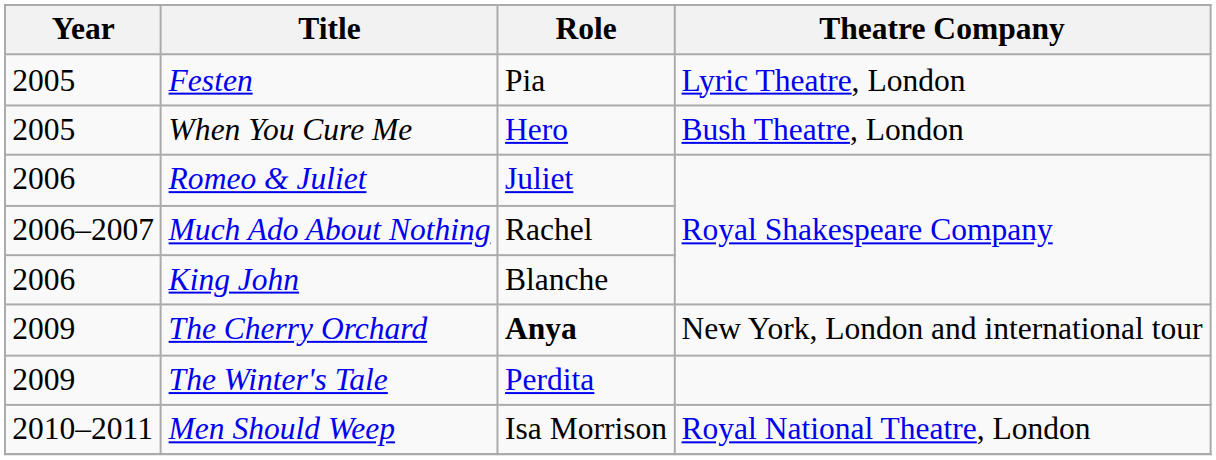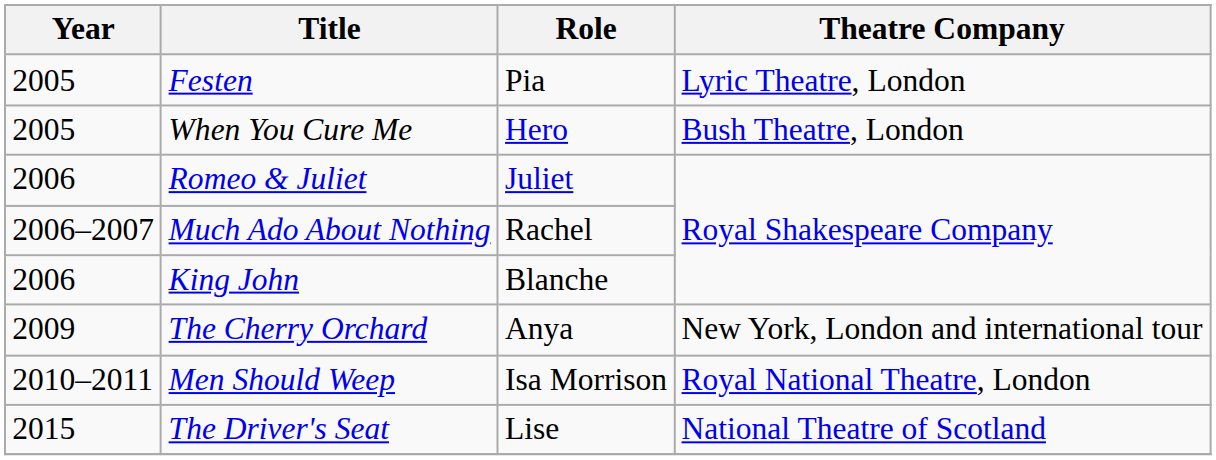(541, 329) bold -> (539, 329) normal
- row: (278, 379)
+ row: (279, 429)
